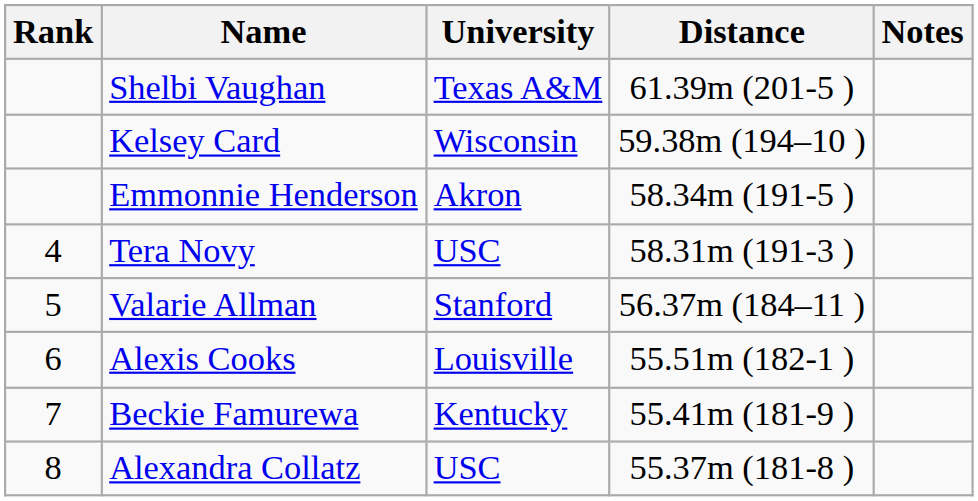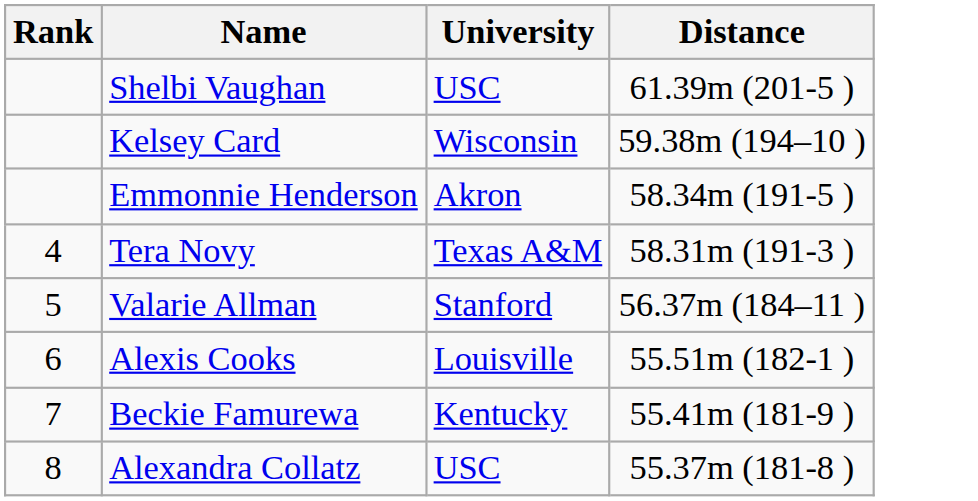- column: (923, 31)
(518, 86) Texas A&M -> (467, 86) USC
(467, 250) USC -> (518, 250) Texas A&M
